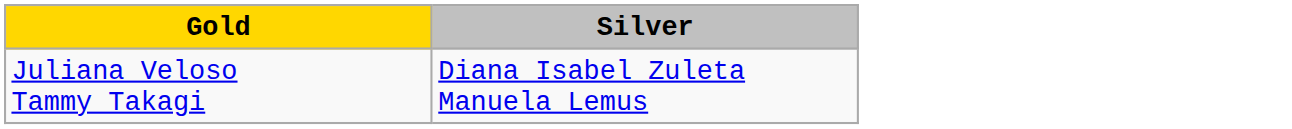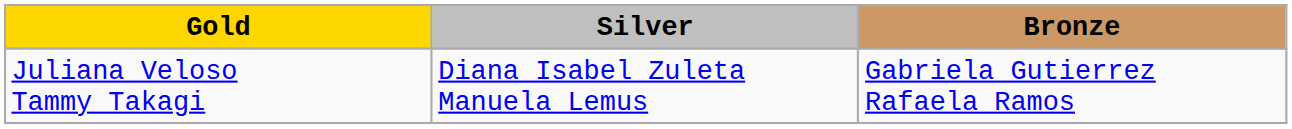+ column: (1072, 27)
